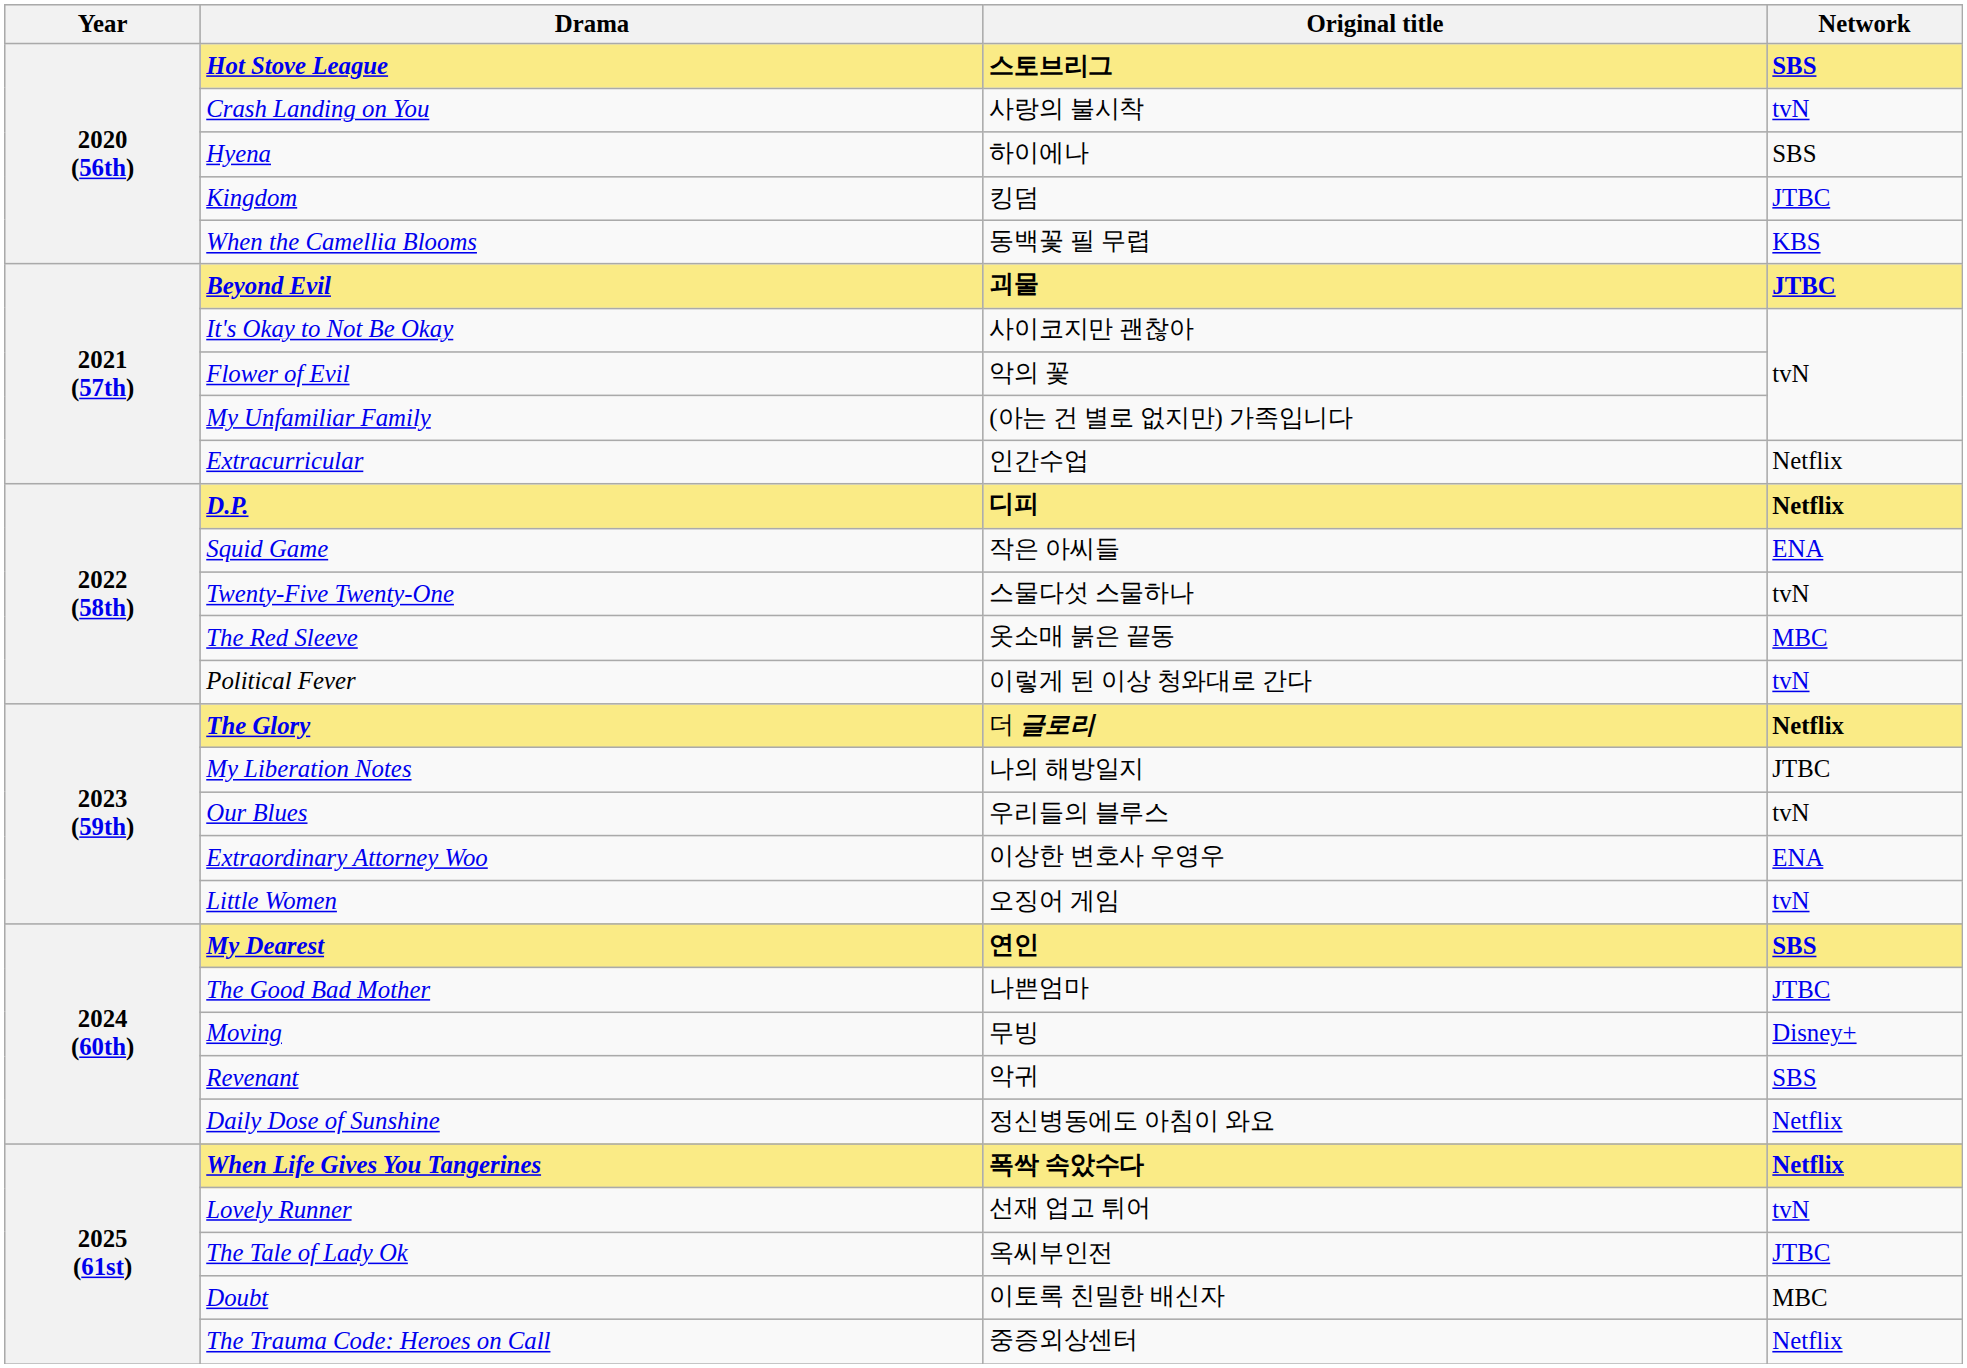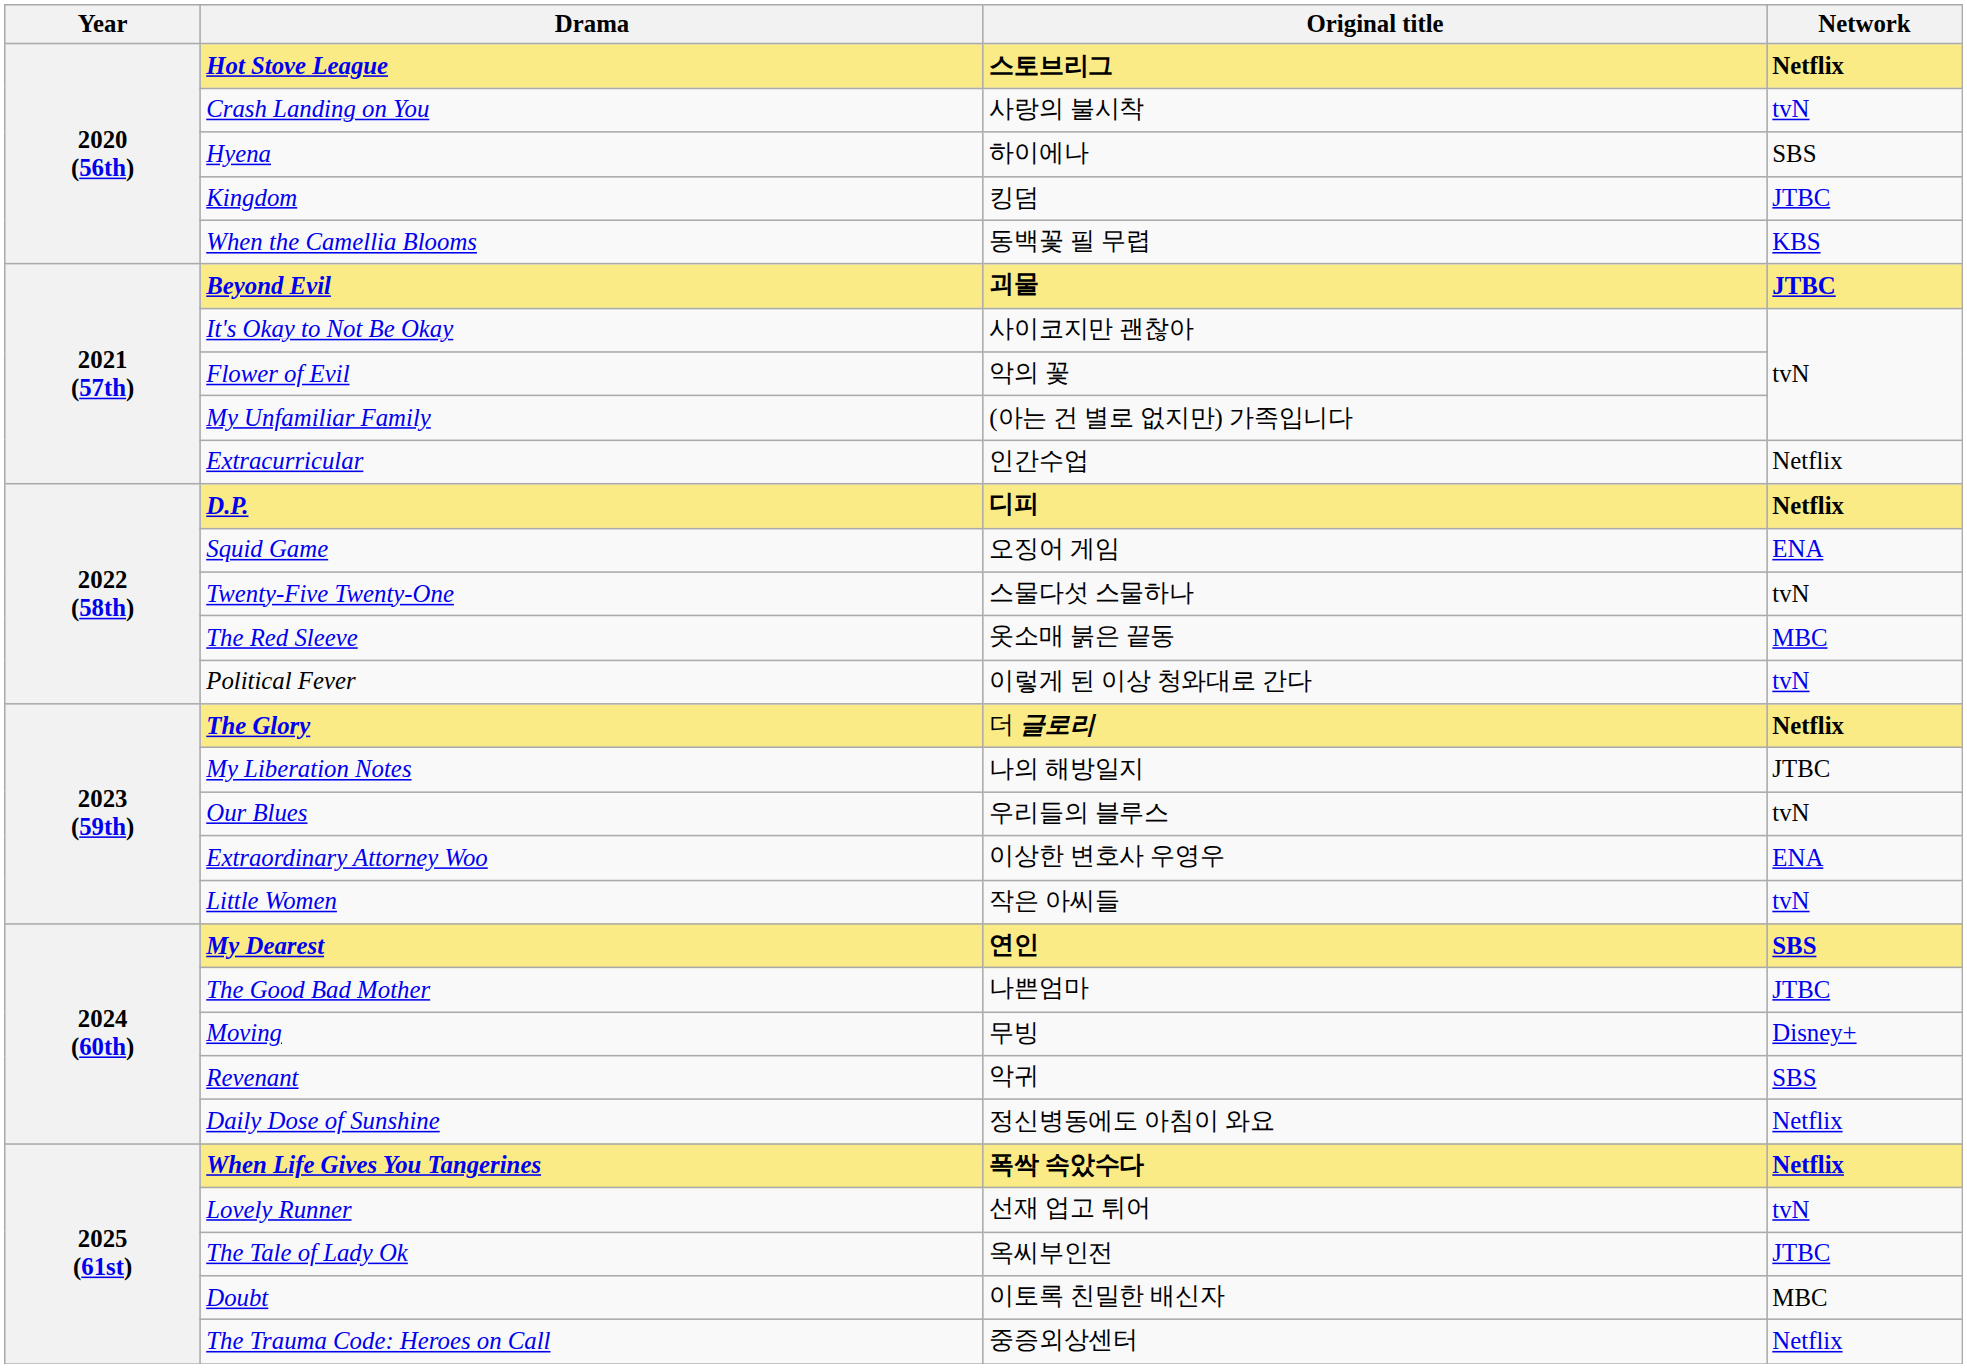(1794, 65) SBS -> (1808, 65) Netflix
(1054, 548) 작은 아씨들 -> (1054, 548) 오징어 게임
(1054, 900) 오징어 게임 -> (1054, 900) 작은 아씨들
